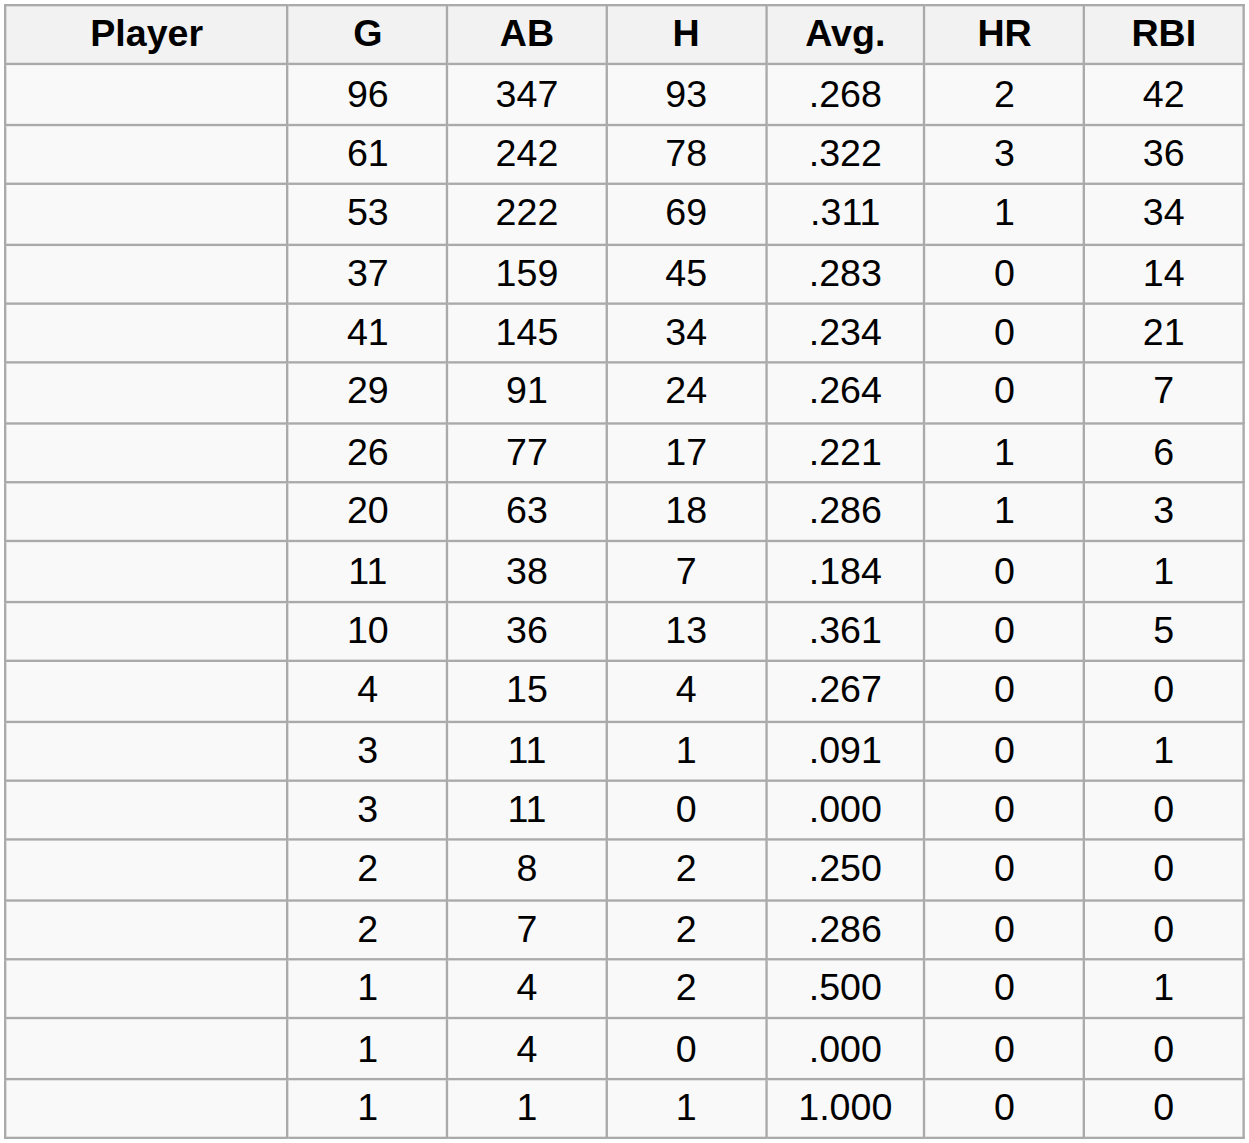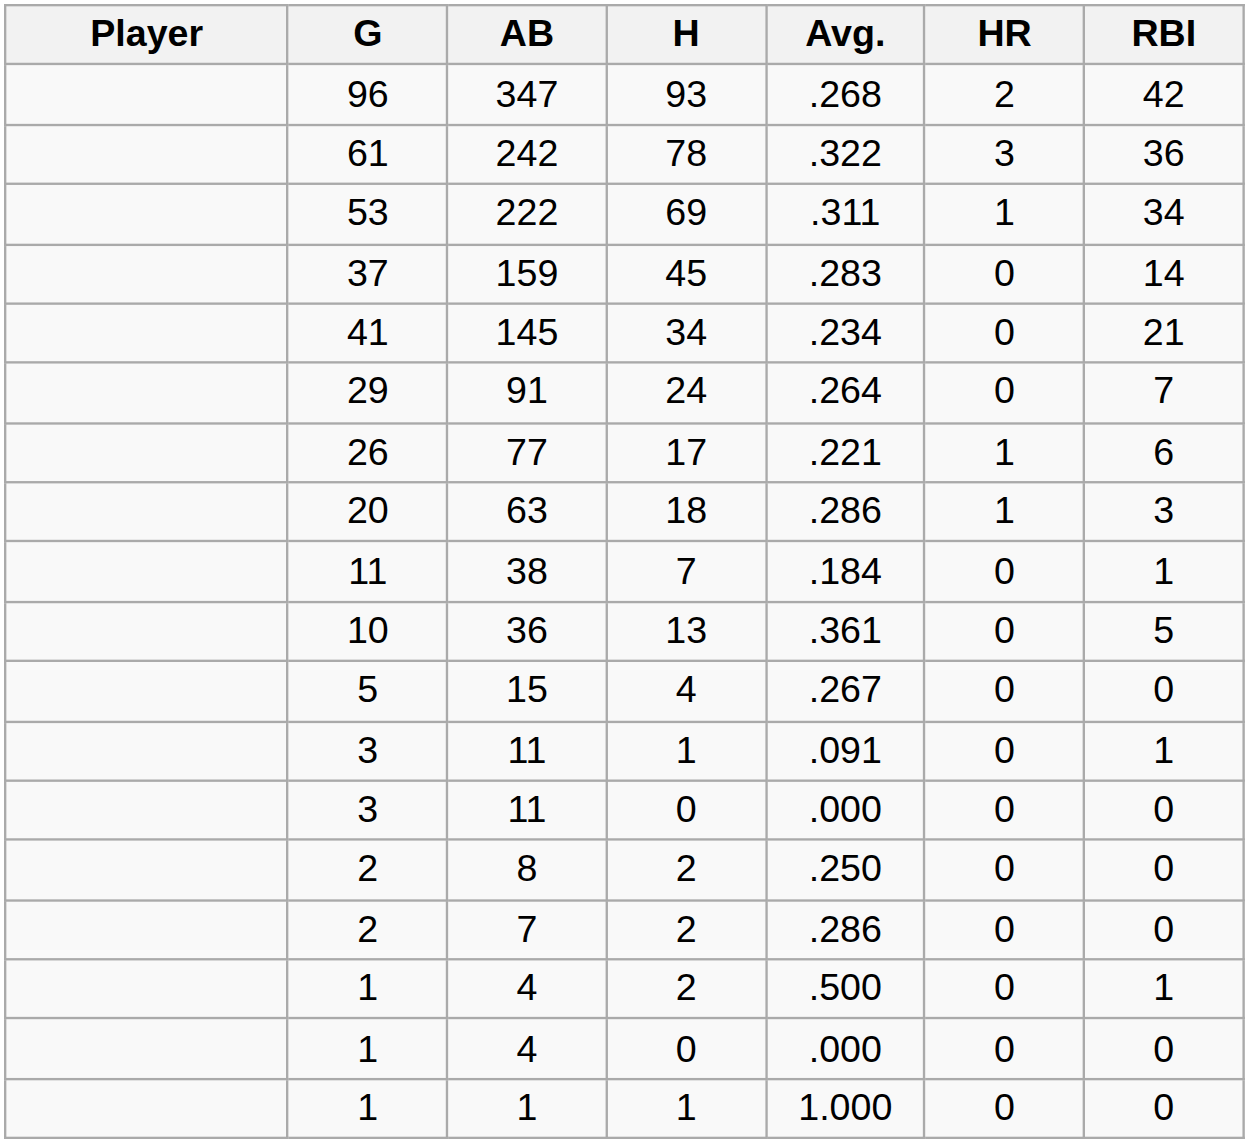(368, 690) 4 -> (368, 690) 5
